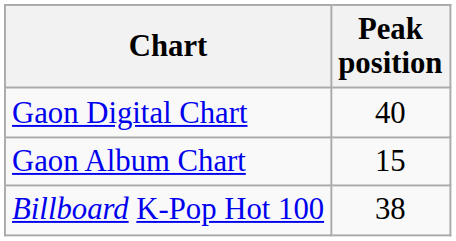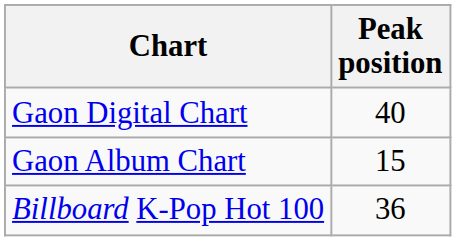(390, 209) 38 -> (390, 209) 36
